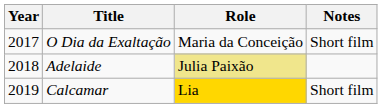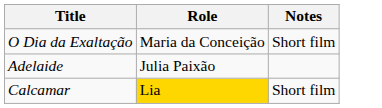- column: (24, 16)
(216, 66) khaki background -> (178, 66) no background
